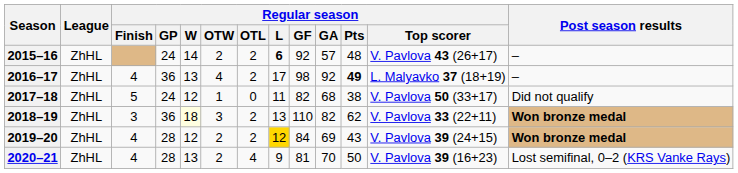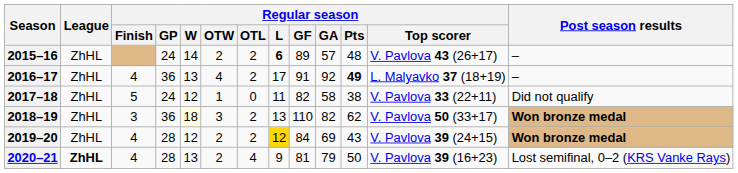(303, 56) 92 -> (303, 56) 89
(303, 76) 98 -> (303, 76) 91
(329, 97) 68 -> (329, 97) 58
(434, 97) V. Pavlova 50 (33+17) -> (433, 97) V. Pavlova 33 (22+11)
(433, 117) V. Pavlova 33 (22+11) -> (434, 117) V. Pavlova 50 (33+17)
(86, 158) normal -> (86, 158) bold
(329, 158) 70 -> (329, 158) 79
